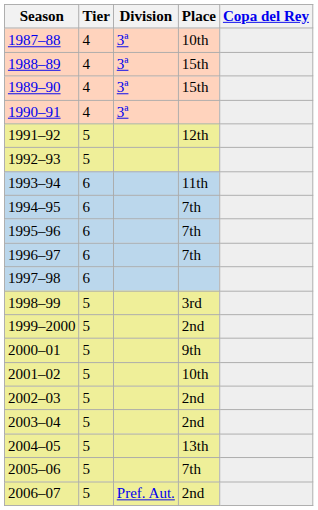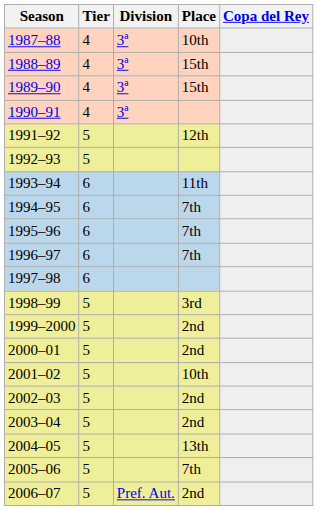(191, 350) 9th -> (193, 350) 2nd
